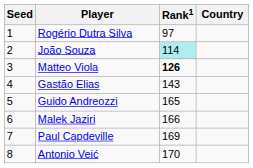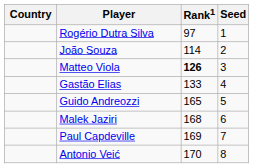columns swapped: (222, 14) <-> (20, 14)
(171, 50) paleturquoise background -> (192, 50) no background
(171, 85) 143 -> (193, 85) 133
(171, 119) 166 -> (193, 119) 168
